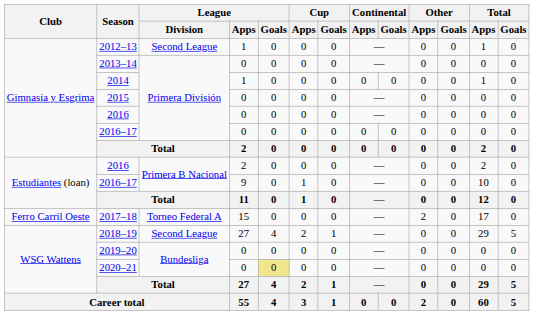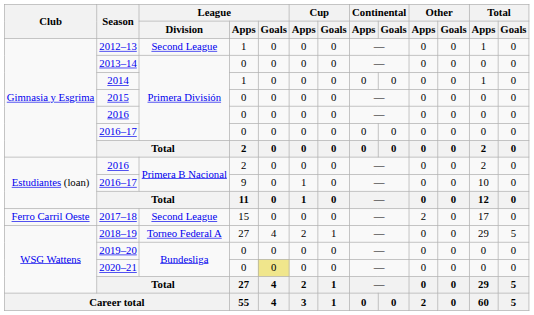(184, 217) Torneo Federal A -> (184, 217) Second League
(184, 234) Second League -> (184, 234) Torneo Federal A
